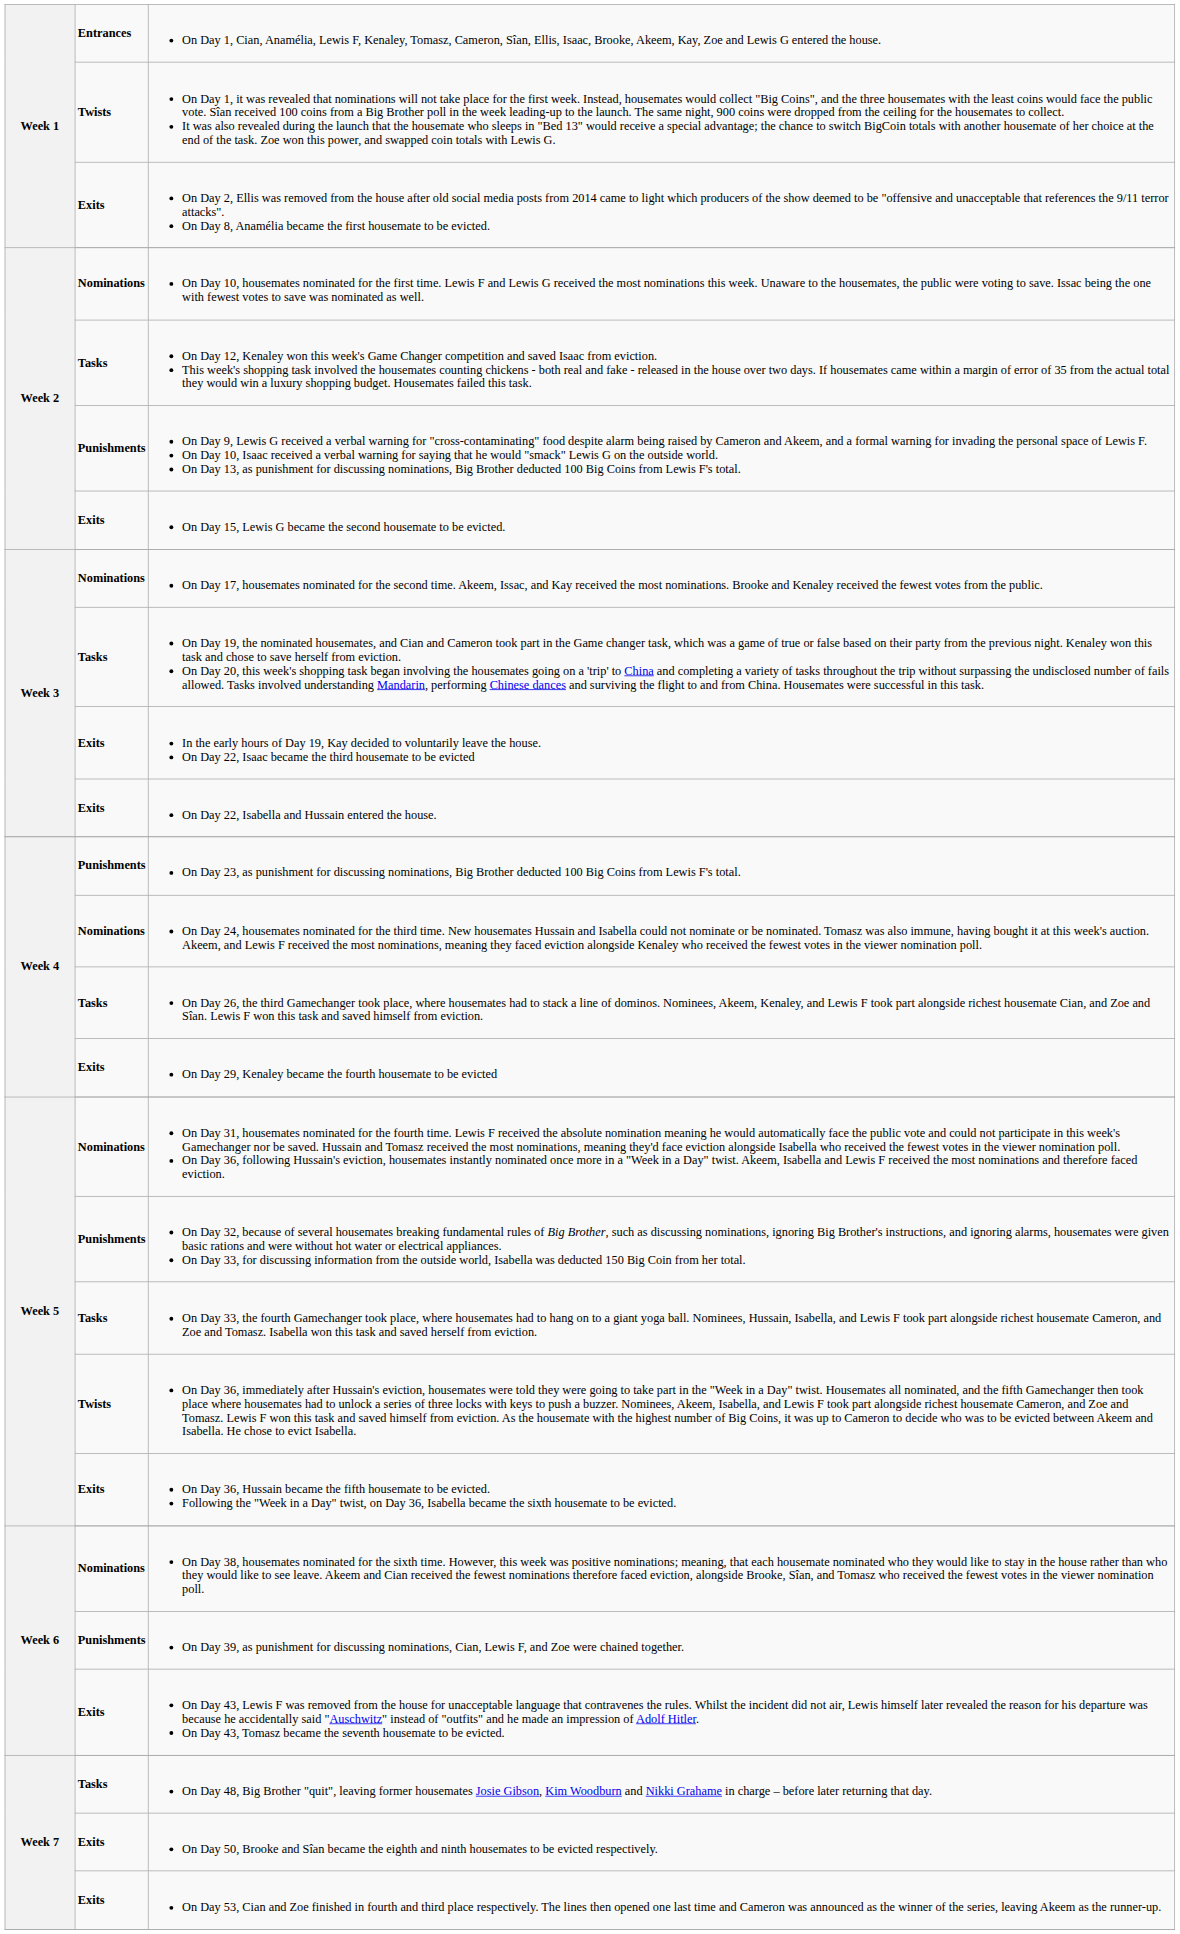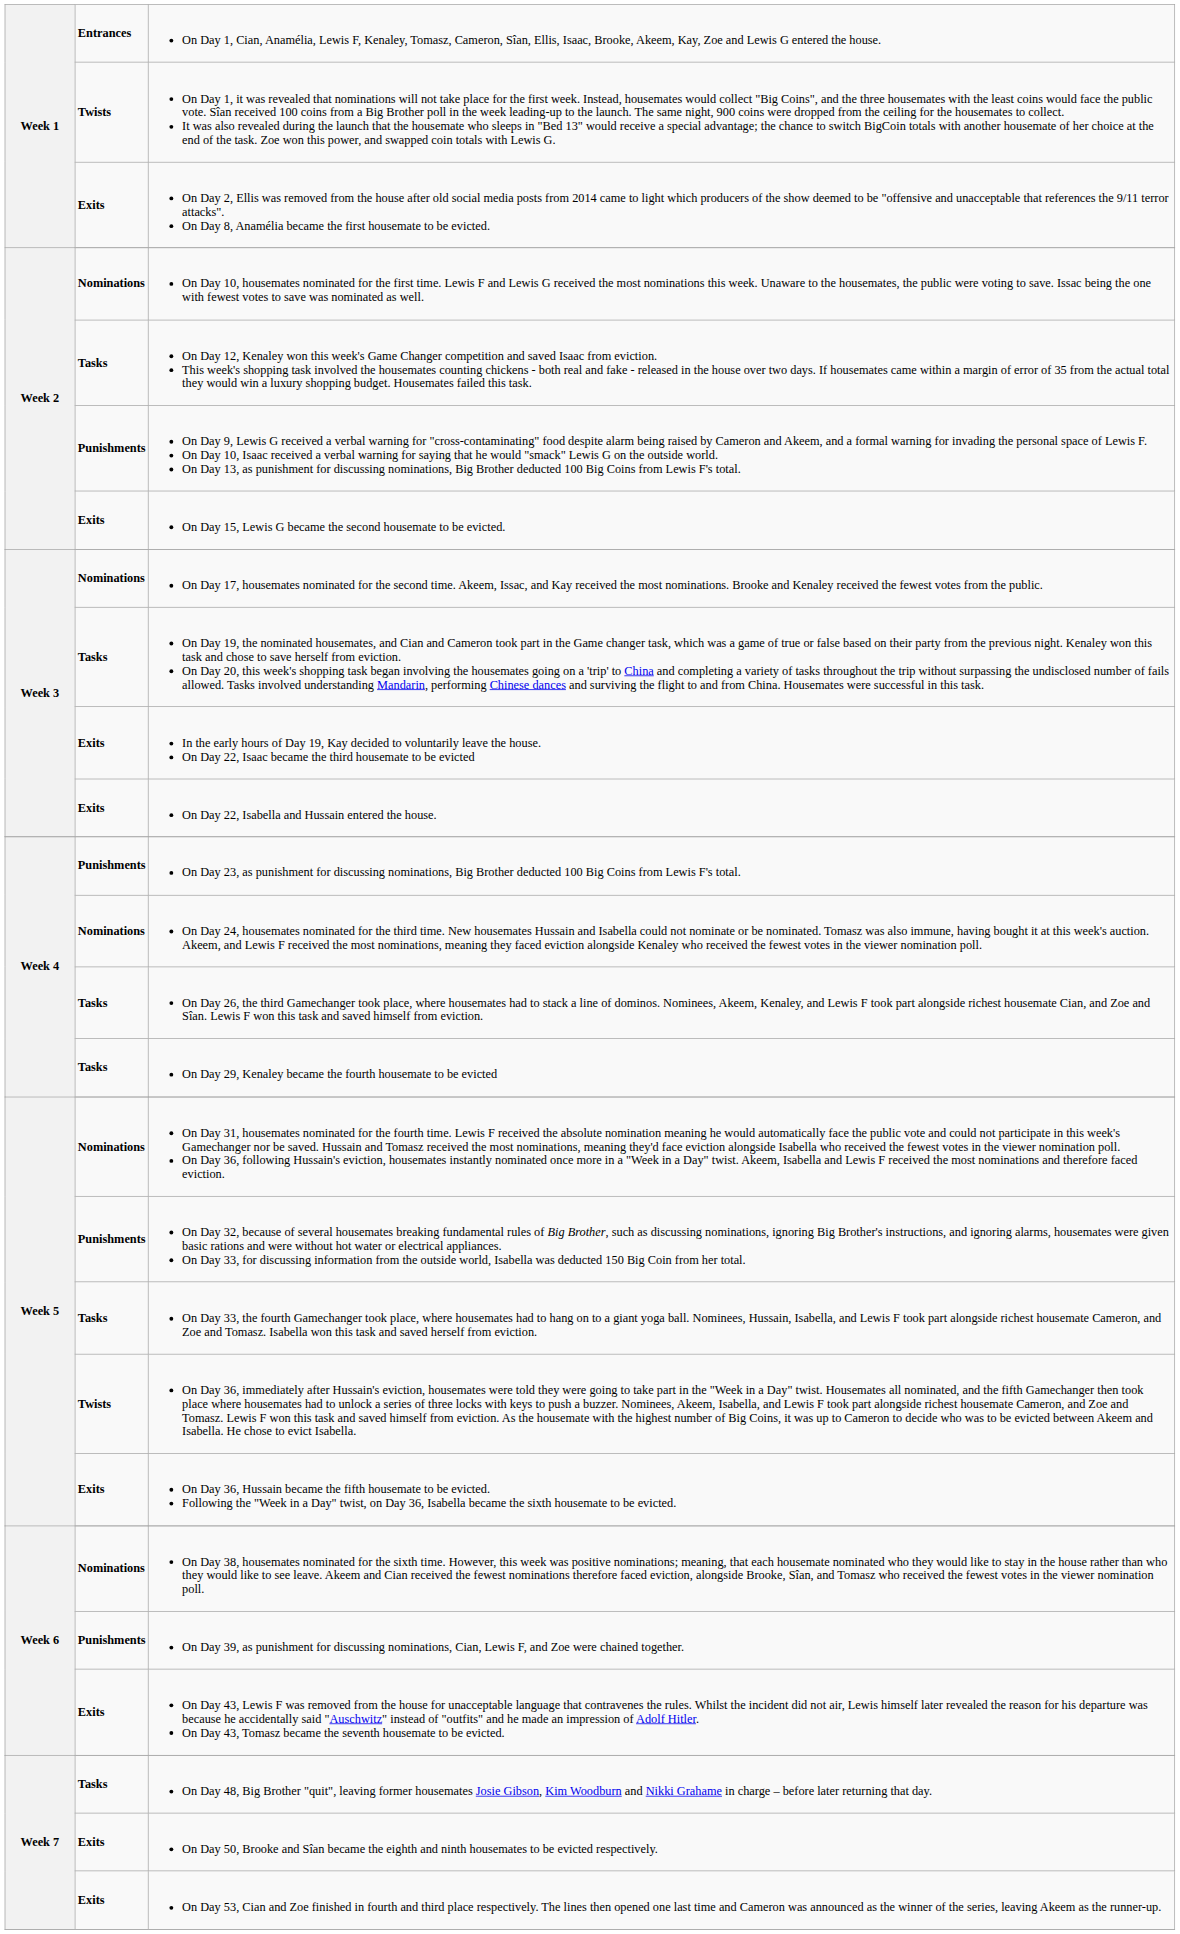(91, 1067) Exits -> (93, 1067) Tasks
